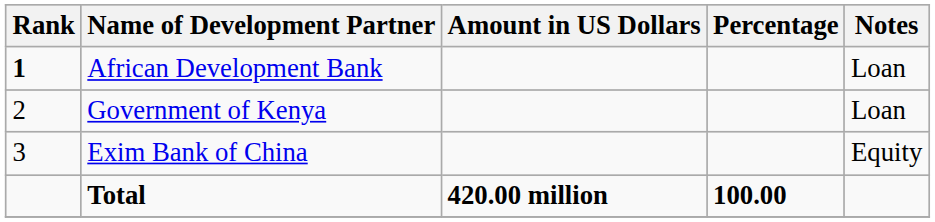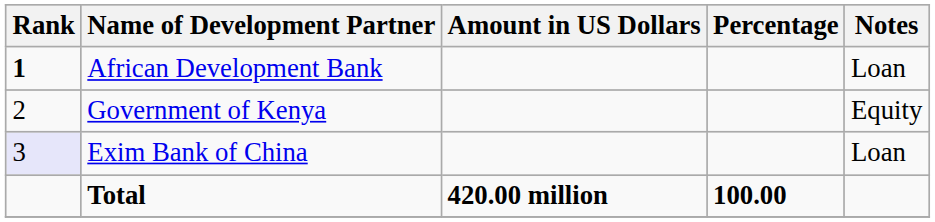(878, 110) Loan -> (887, 110) Equity
(19, 152) no background -> (19, 152) lavender background
(887, 152) Equity -> (878, 152) Loan
